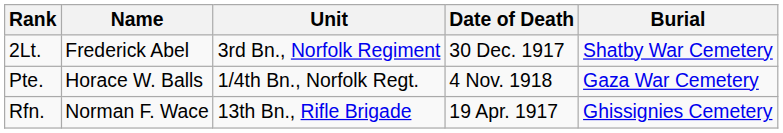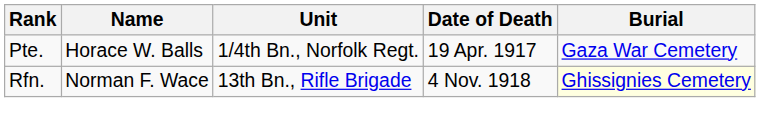- row: (25, 50)
(501, 81) 4 Nov. 1918 -> (482, 50) 19 Apr. 1917
(504, 111) 19 Apr. 1917 -> (479, 81) 4 Nov. 1918
(678, 111) no background -> (656, 81) lightyellow background
